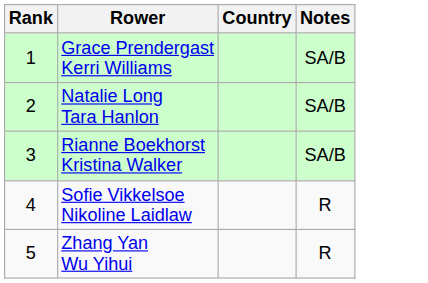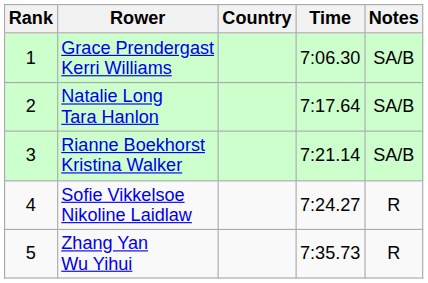+ column: (330, 18)
